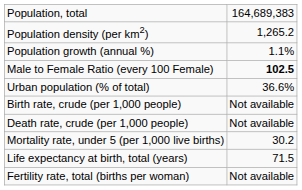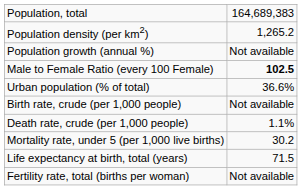(281, 51) 1.1% -> (262, 51) Not available
(262, 122) Not available -> (281, 122) 1.1%
